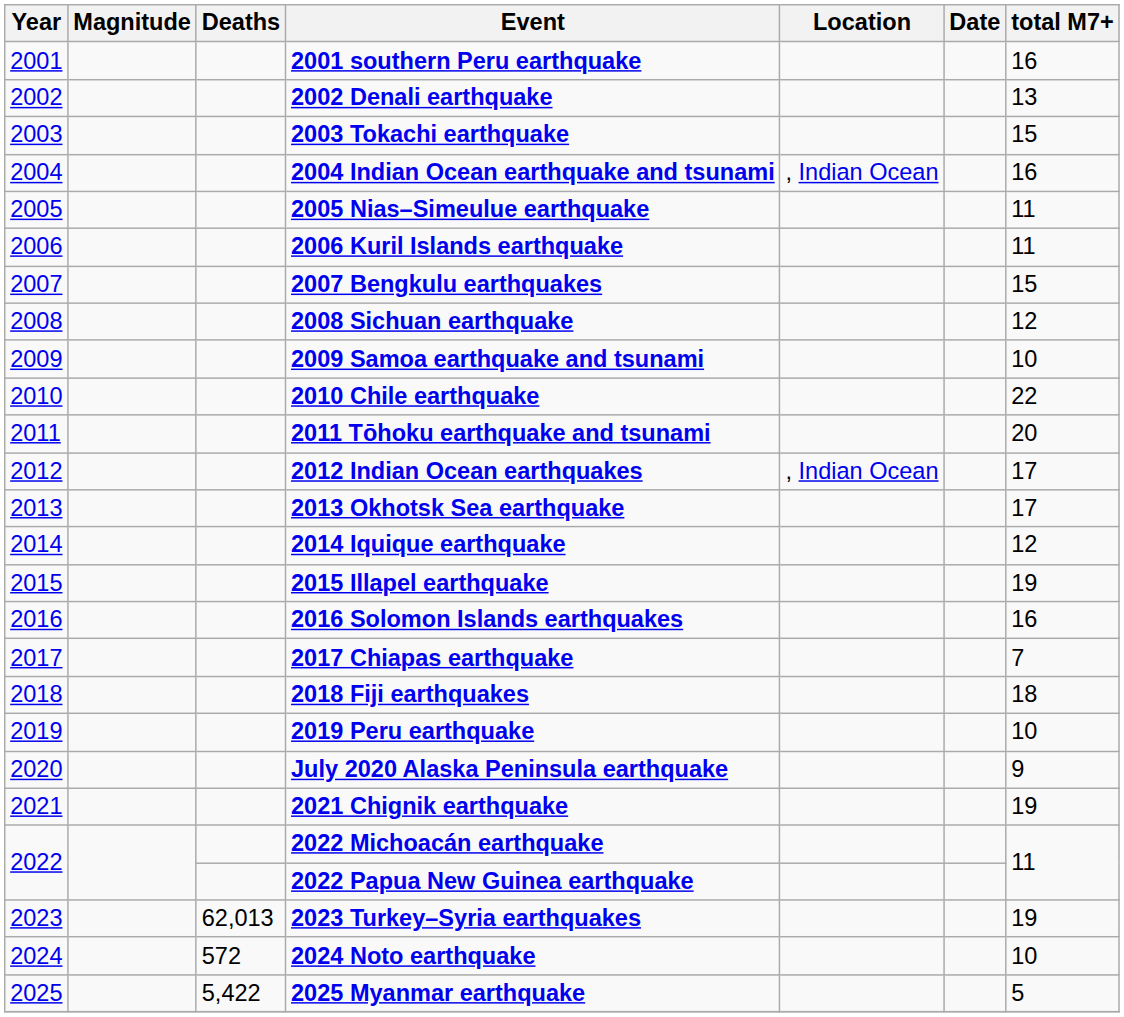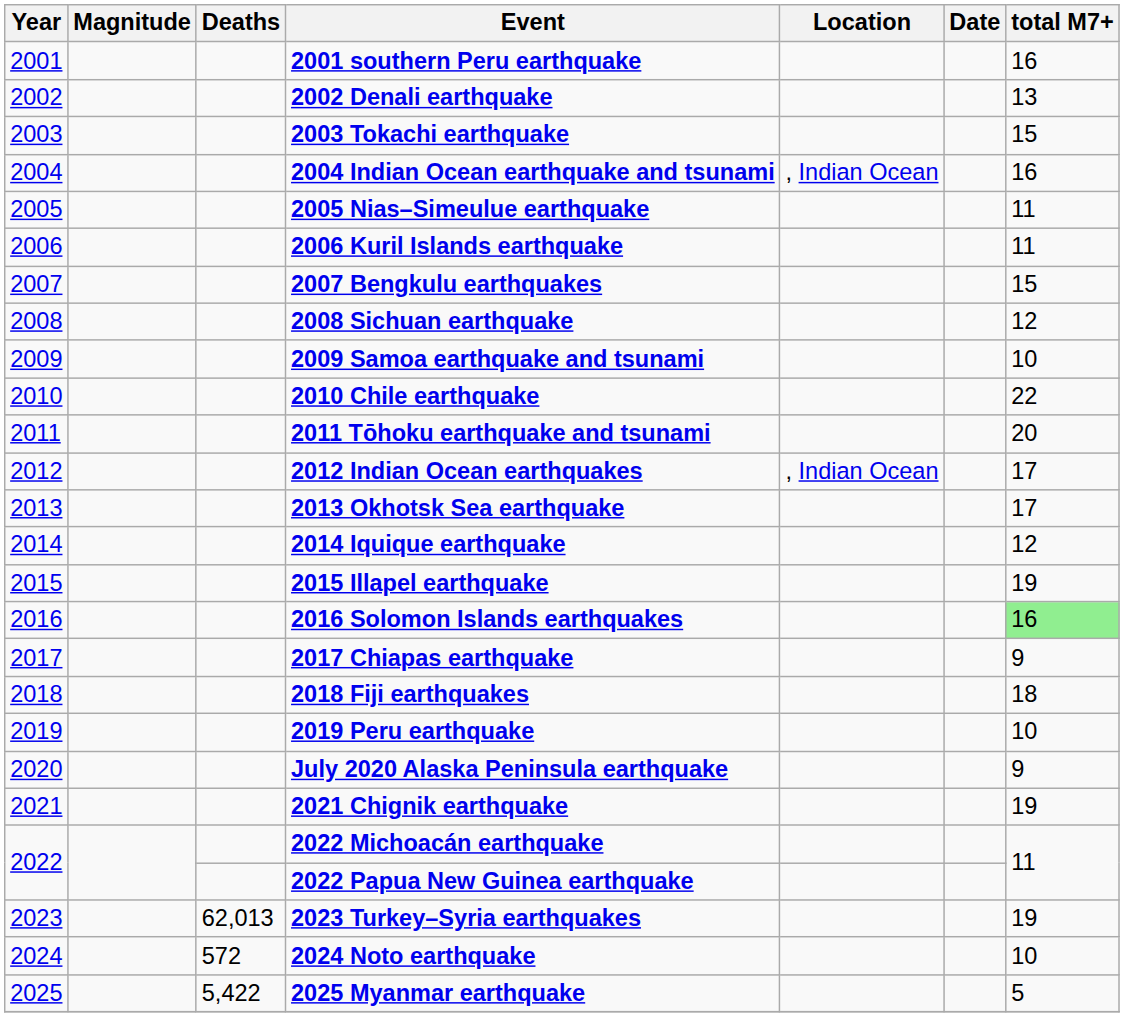(1024, 619) no background -> (1024, 619) lightgreen background
(1018, 657) 7 -> (1018, 657) 9
